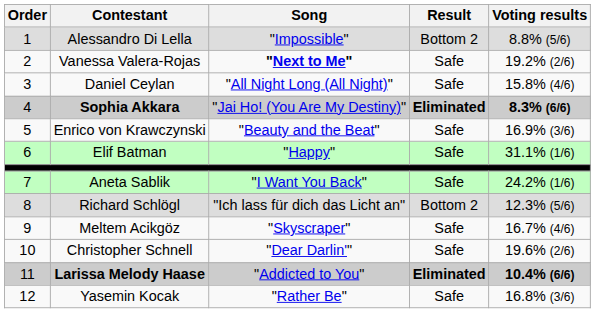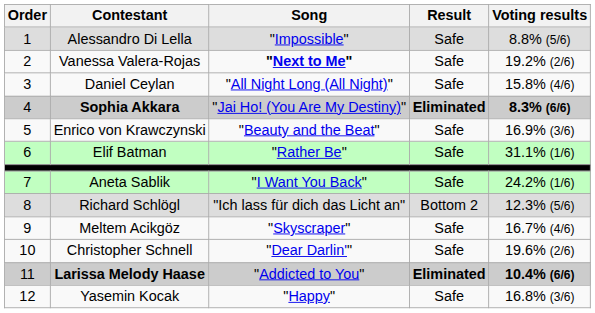(449, 38) Bottom 2 -> (449, 38) Safe
(309, 152) "Happy" -> (309, 152) "Rather Be"
(309, 296) "Rather Be" -> (309, 296) "Happy"
